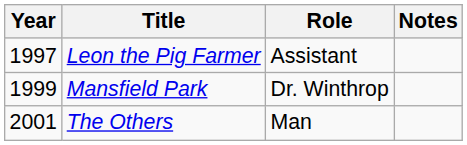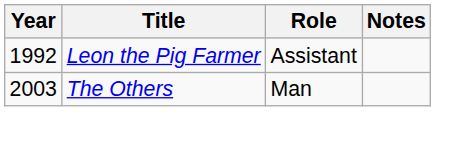(33, 55) 1997 -> (33, 55) 1992
- row: (137, 88)
(33, 122) 2001 -> (33, 88) 2003
